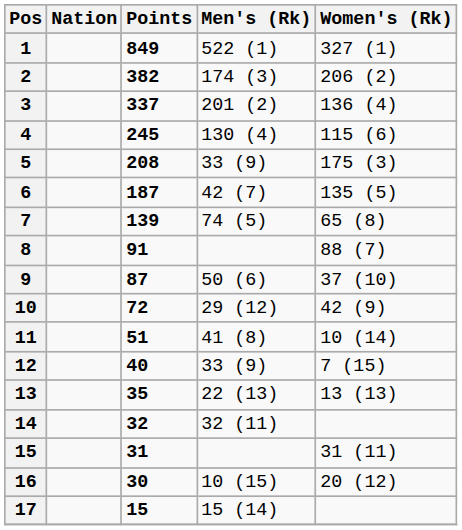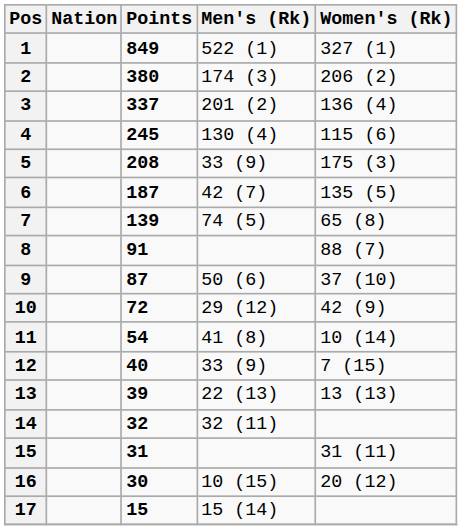(143, 77) 382 -> (143, 77) 380
(137, 337) 51 -> (137, 337) 54
(137, 395) 35 -> (137, 395) 39
